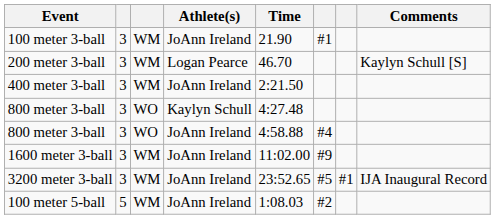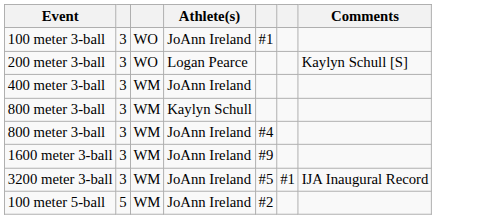- column: (285, 16)
(147, 39) WM -> (146, 39) WO
(147, 62) WM -> (146, 62) WO
(146, 109) WO -> (147, 109) WM
(146, 132) WO -> (147, 132) WM
